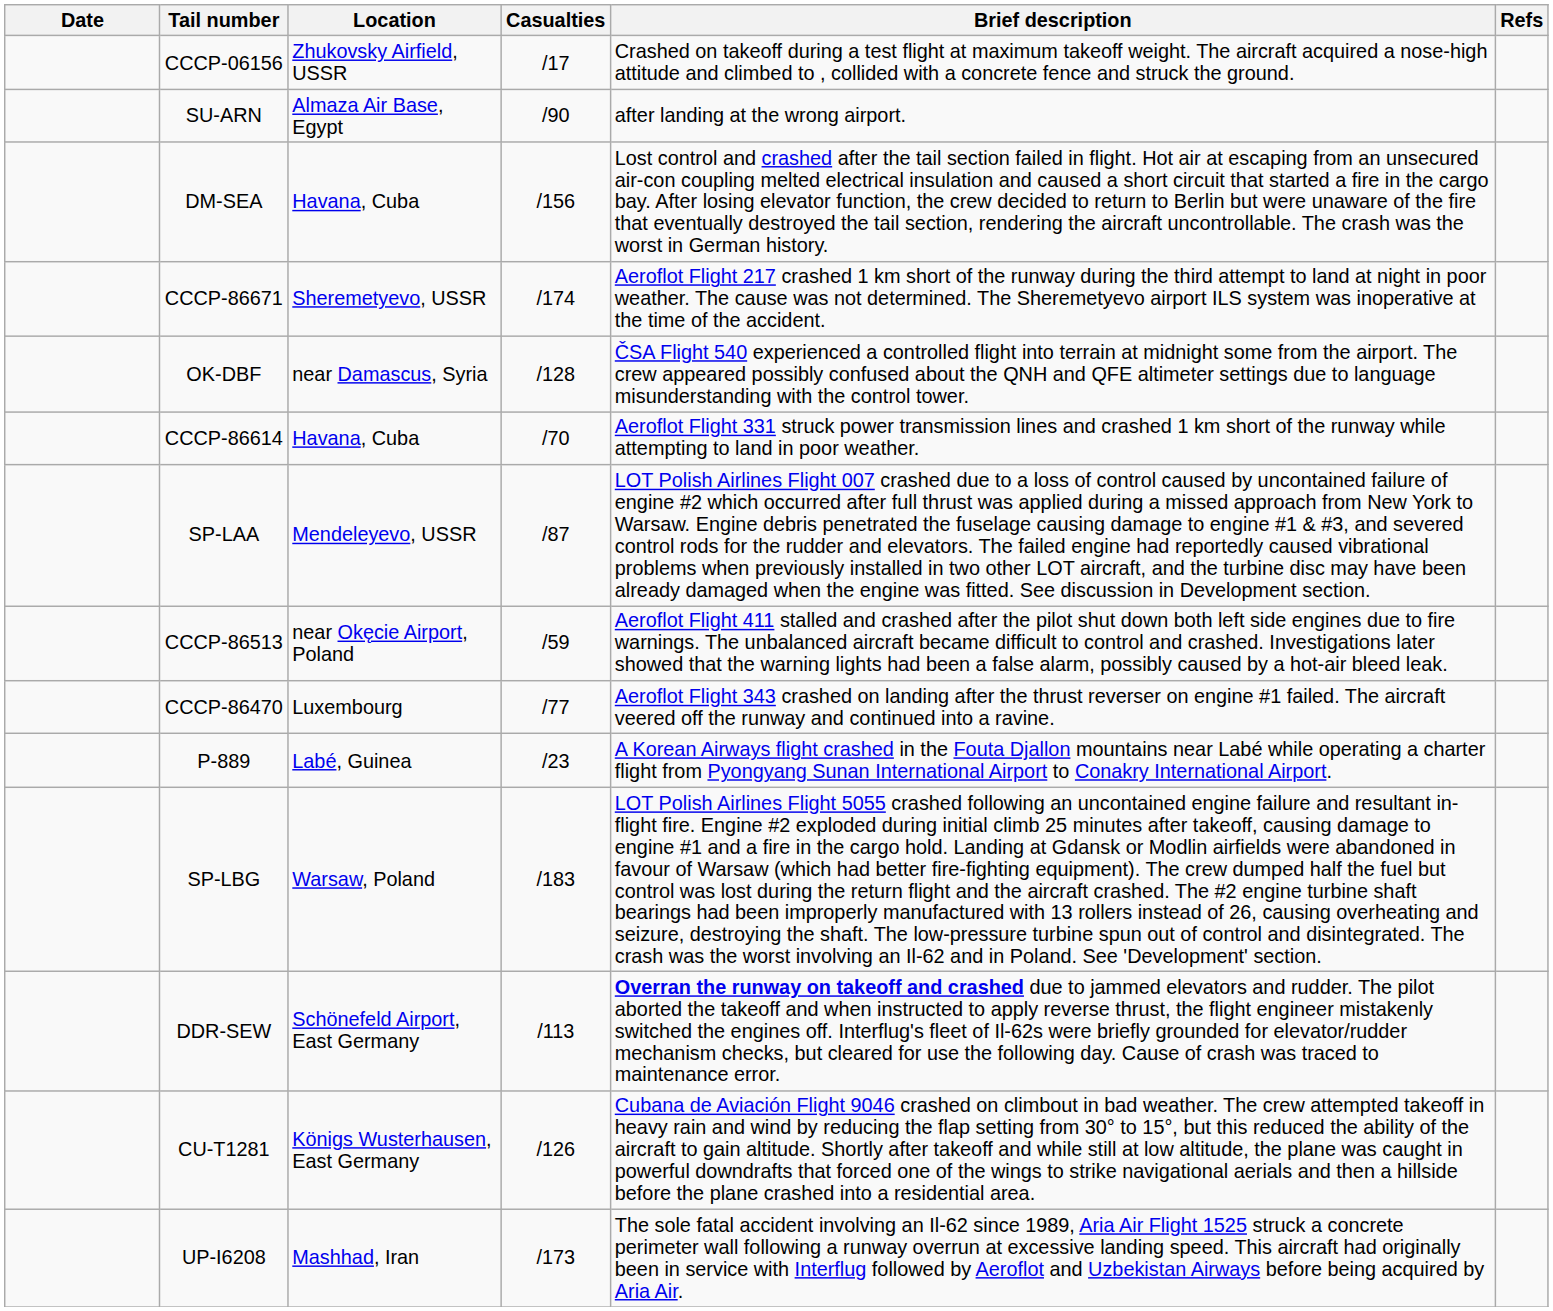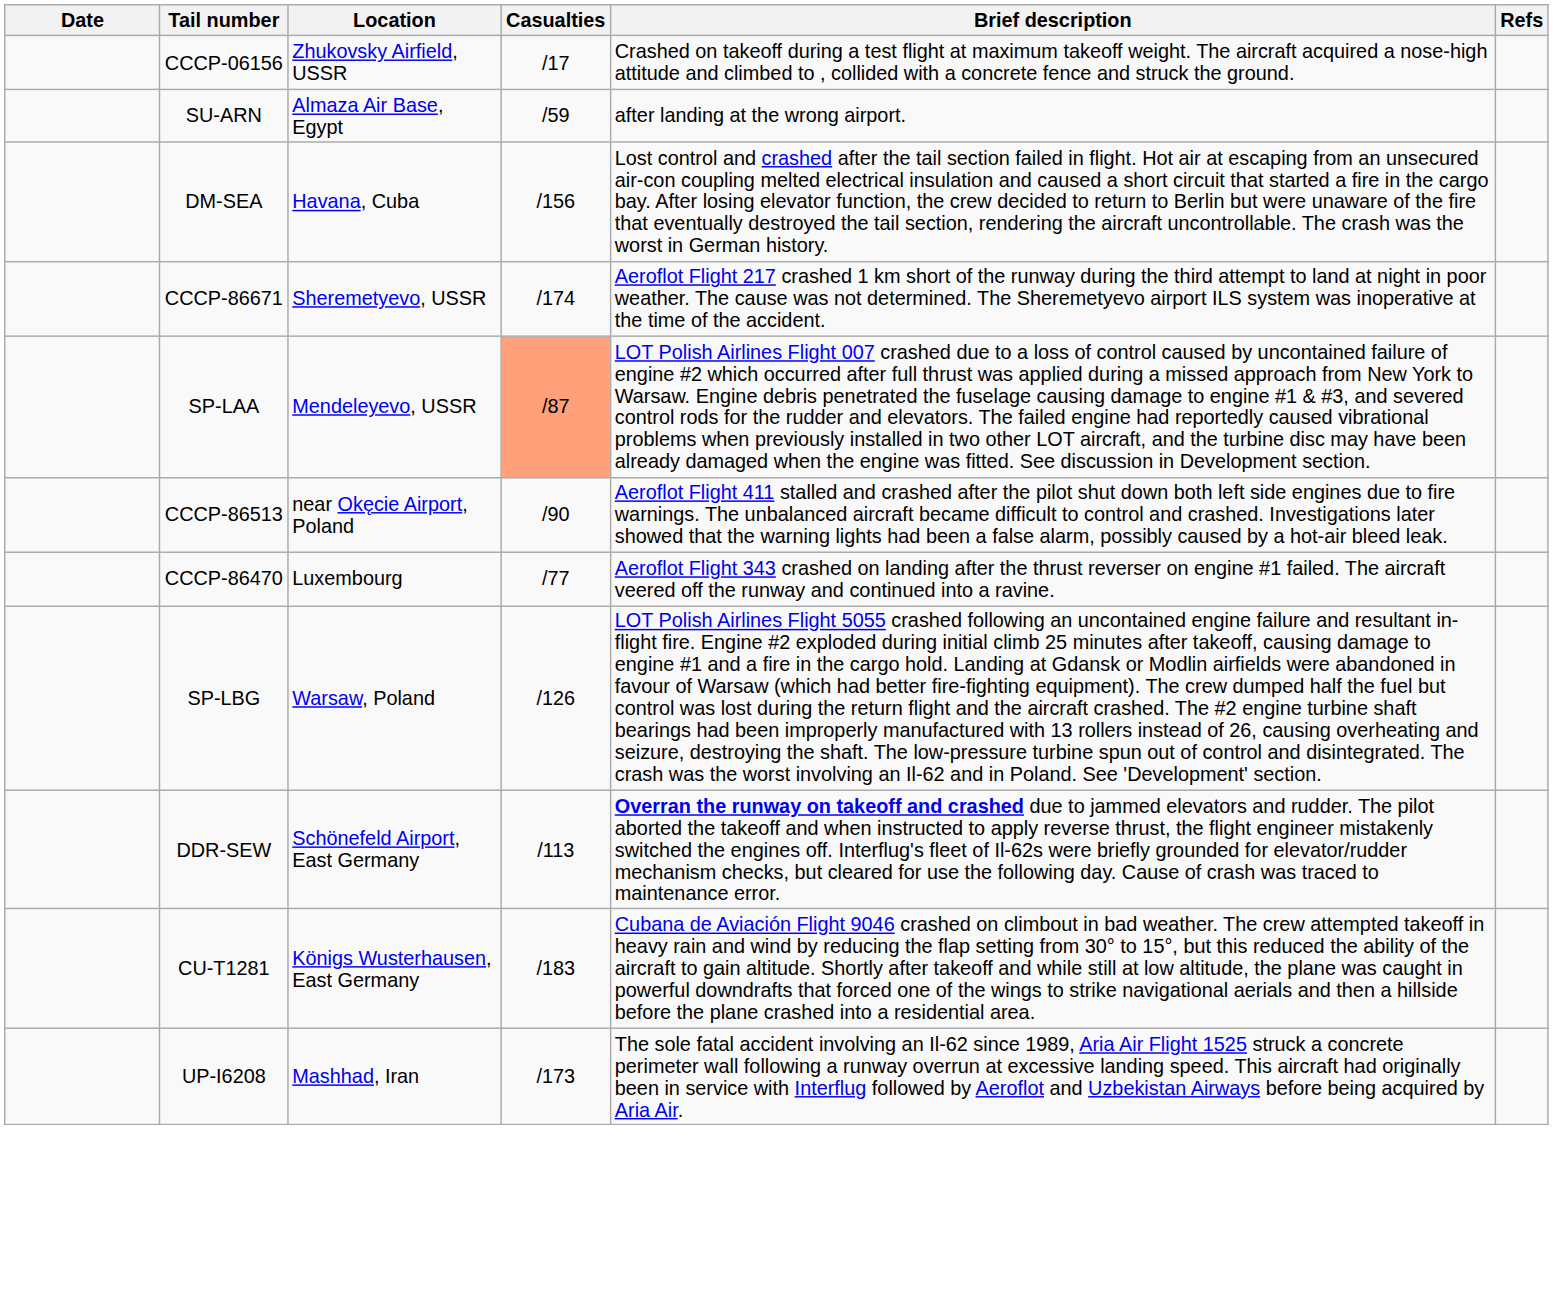(556, 115) /90 -> (556, 115) /59
- row: (224, 374)
- row: (224, 438)
(556, 535) no background -> (556, 406) lightsalmon background
(556, 643) /59 -> (556, 514) /90
- row: (224, 760)
(556, 879) /183 -> (556, 697) /126
(556, 1150) /126 -> (556, 968) /183
